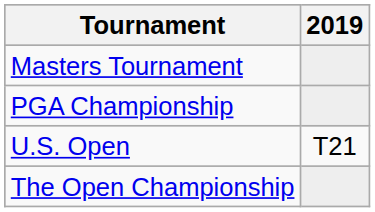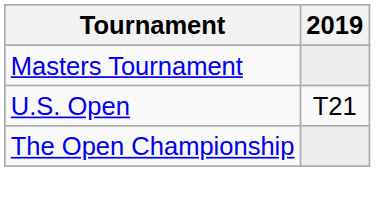- row: (122, 106)
